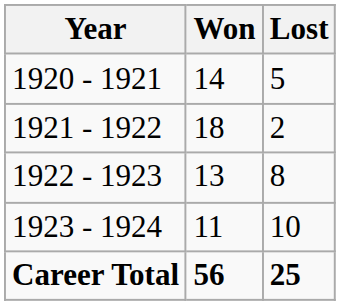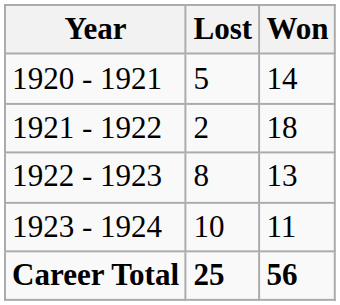columns swapped: (224, 29) <-> (299, 29)
